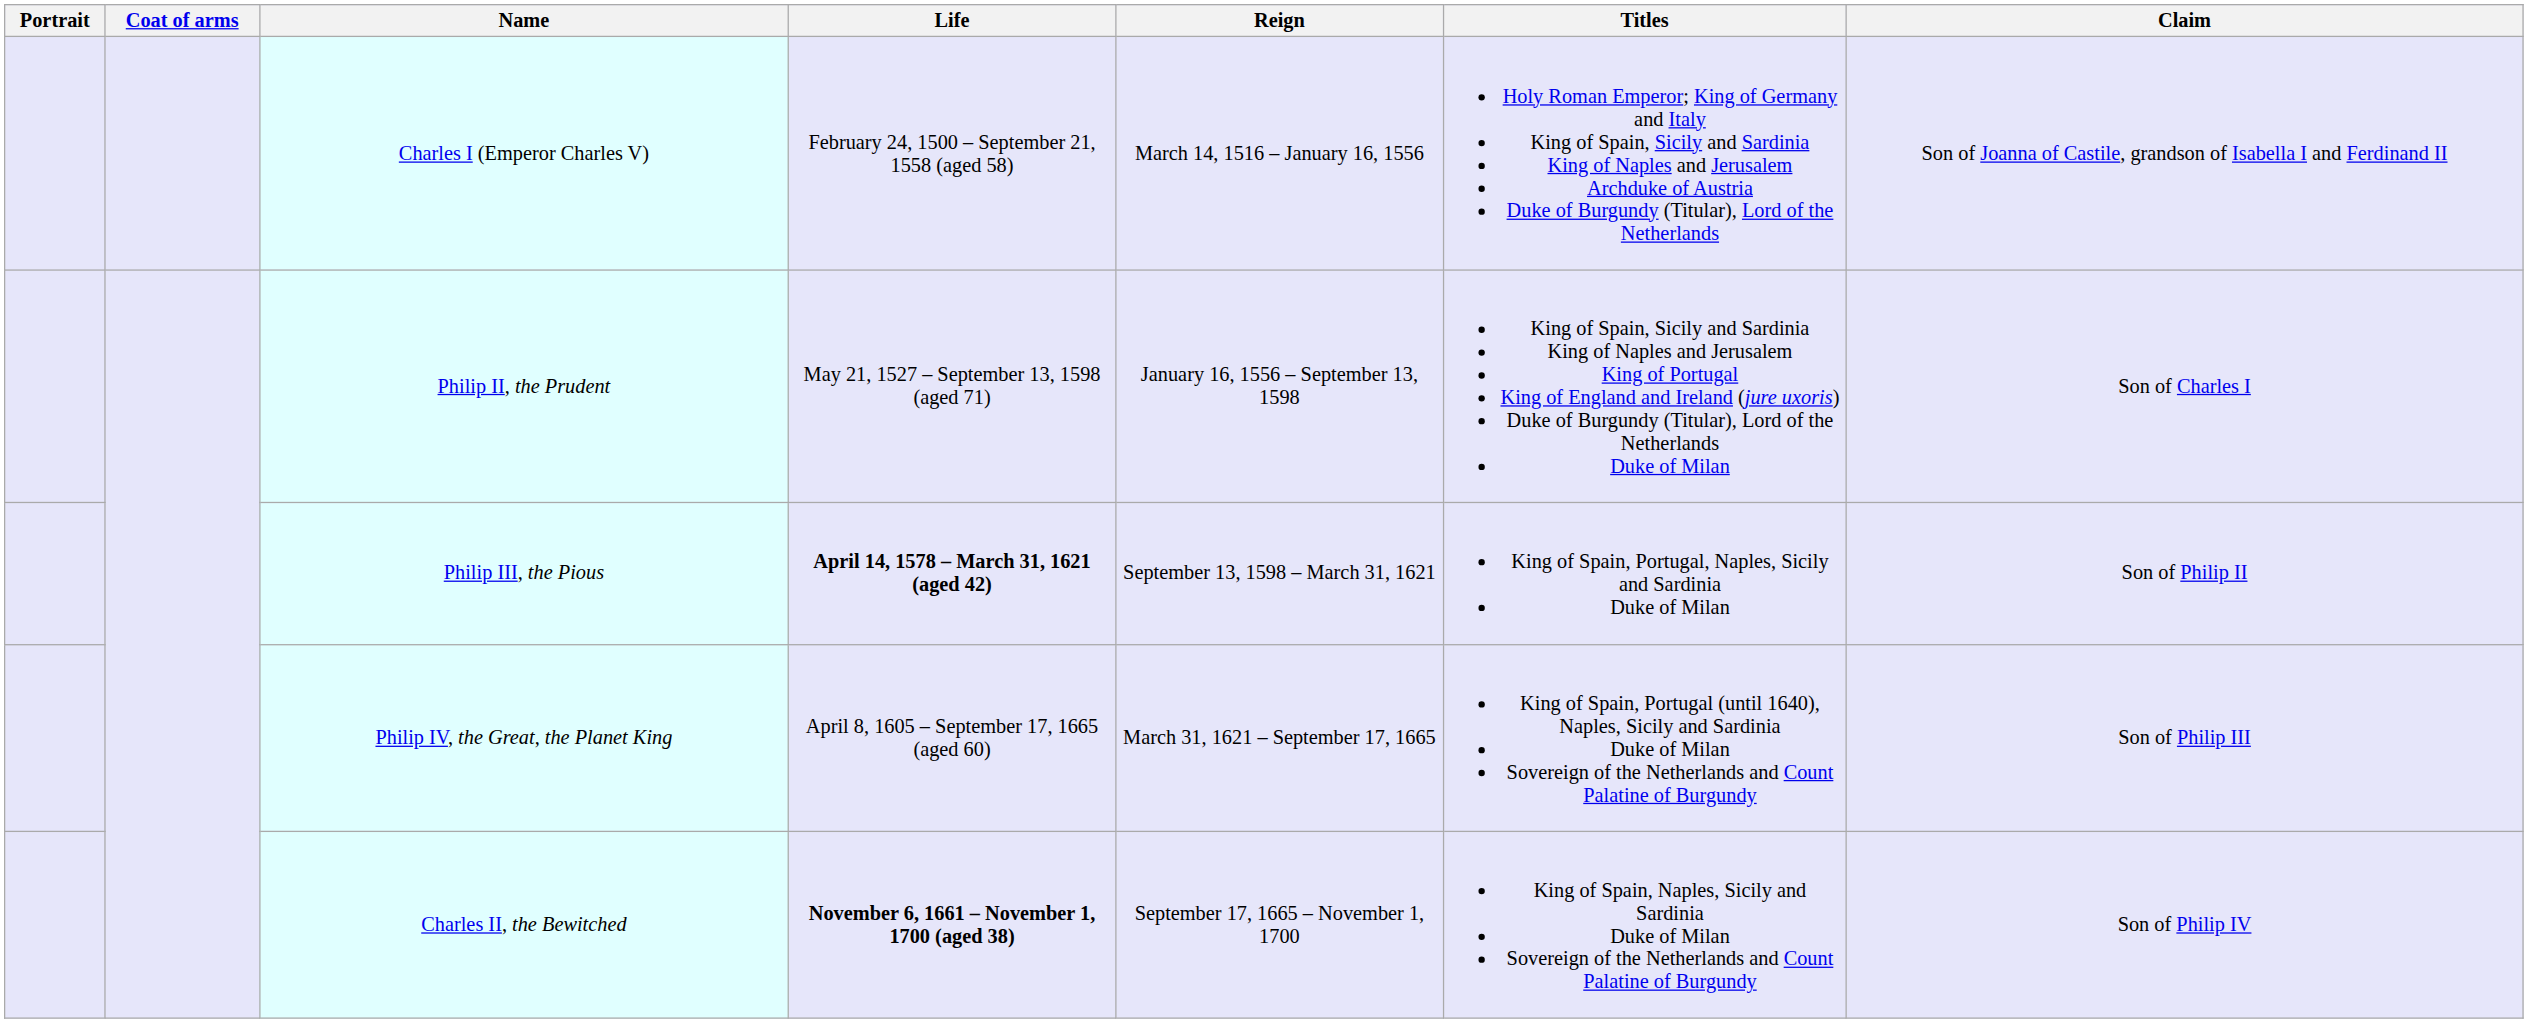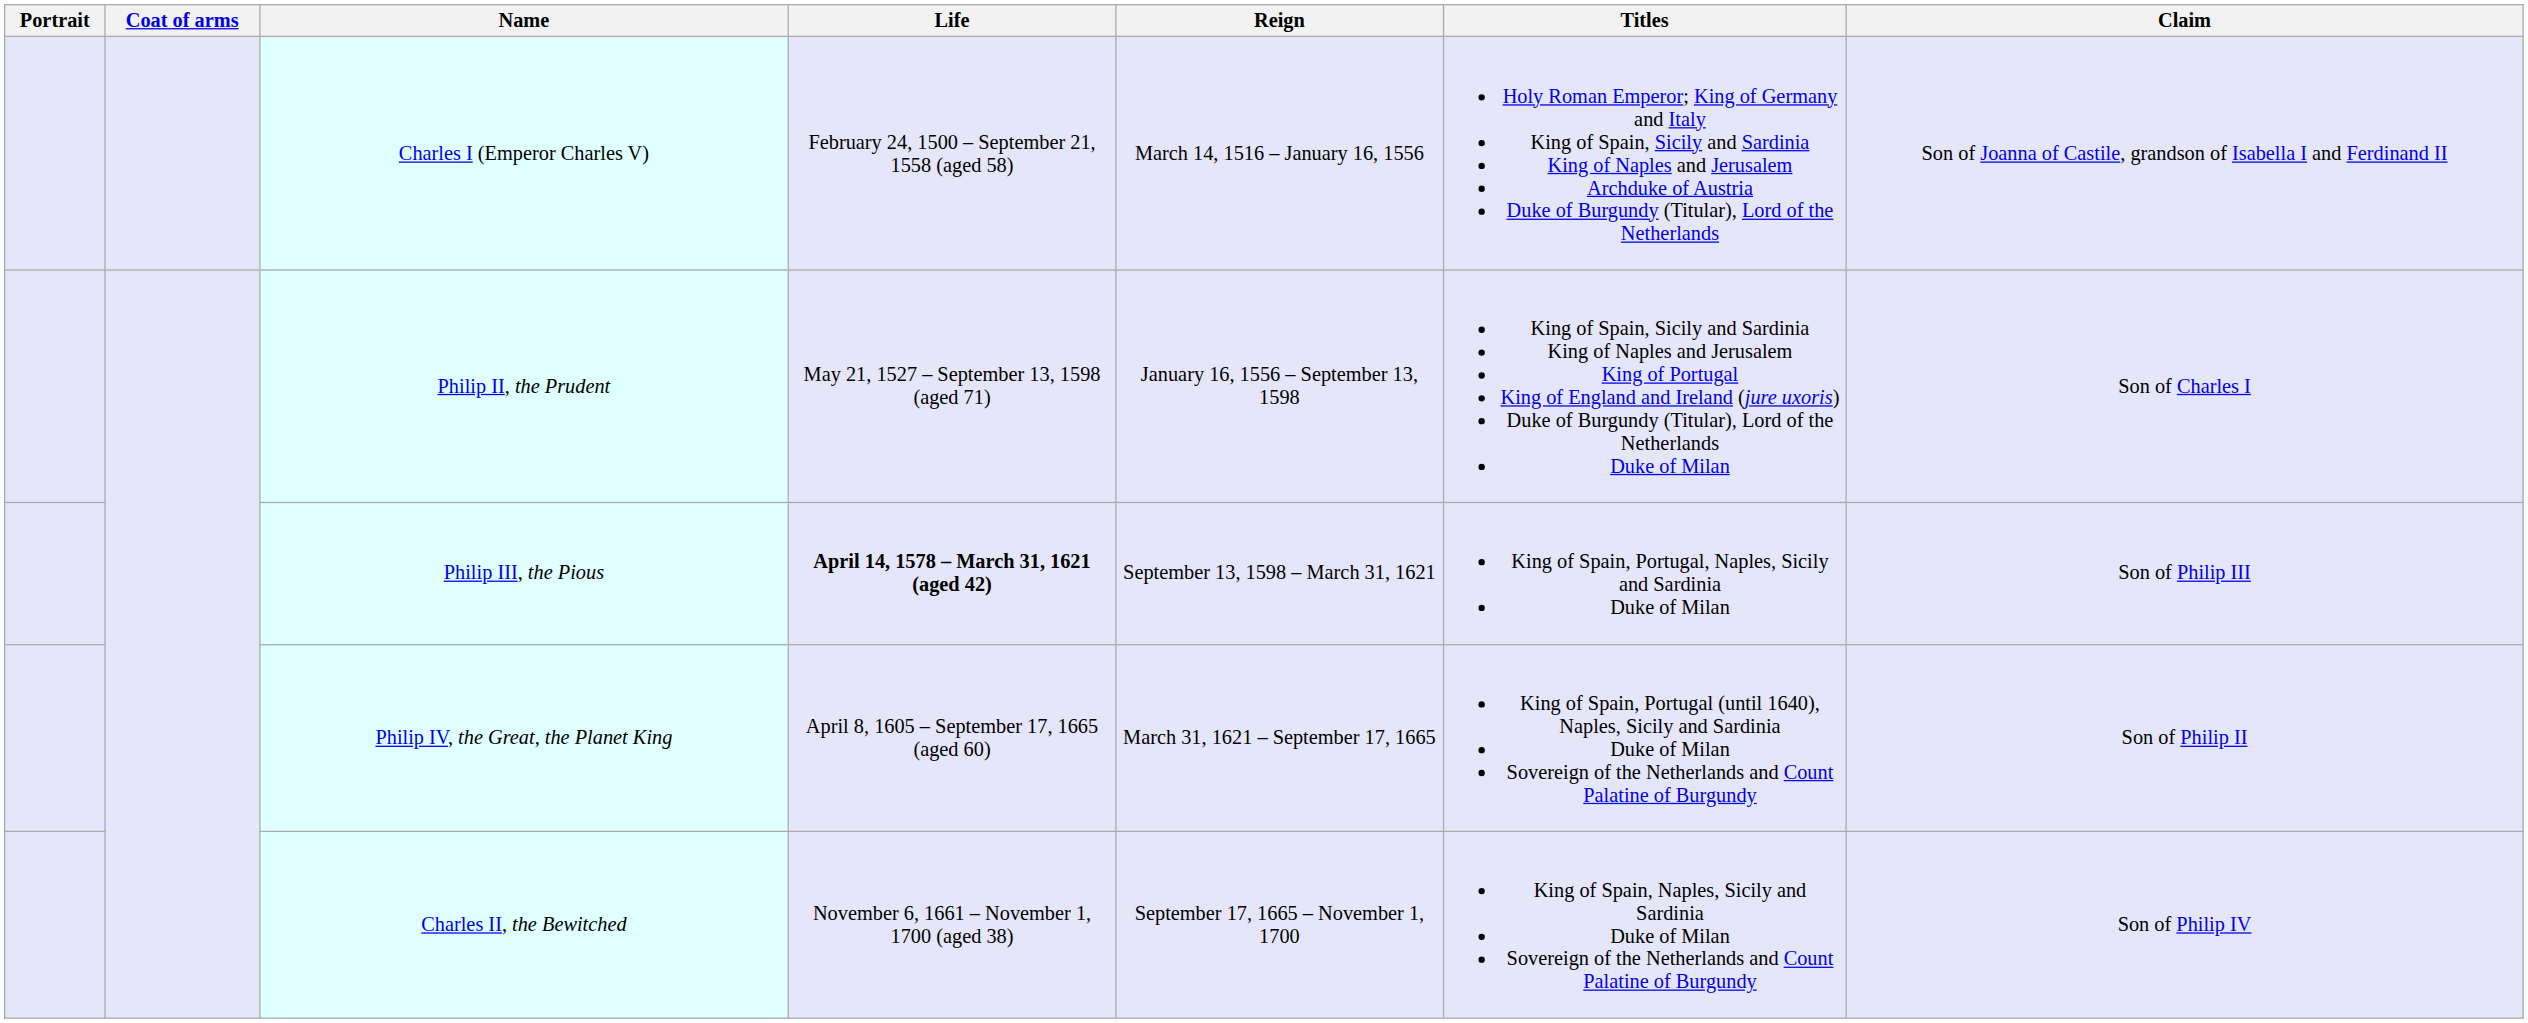(2185, 573) Son of Philip II -> (2185, 573) Son of Philip III
(2185, 737) Son of Philip III -> (2185, 737) Son of Philip II
(952, 924) bold -> (952, 924) normal
